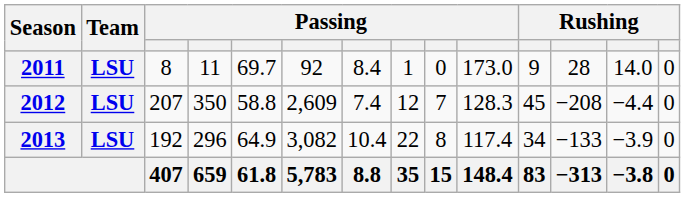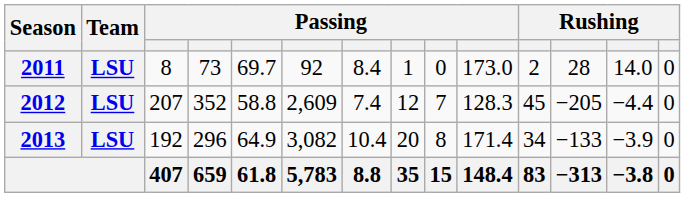(210, 68) 11 -> (210, 68) 73
(534, 68) 9 -> (534, 68) 2
(210, 103) 350 -> (210, 103) 352
(579, 103) −208 -> (579, 103) −205
(408, 139) 22 -> (408, 139) 20
(487, 139) 117.4 -> (487, 139) 171.4
